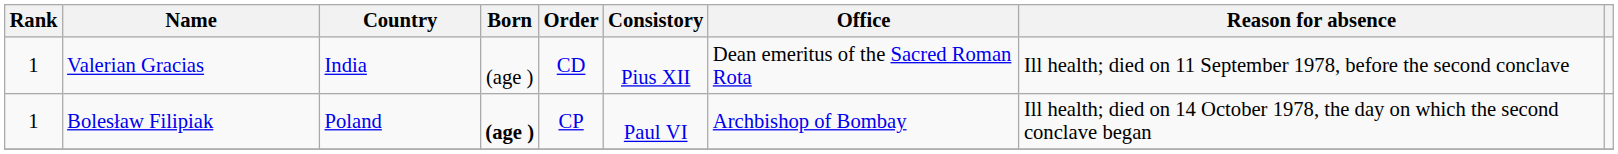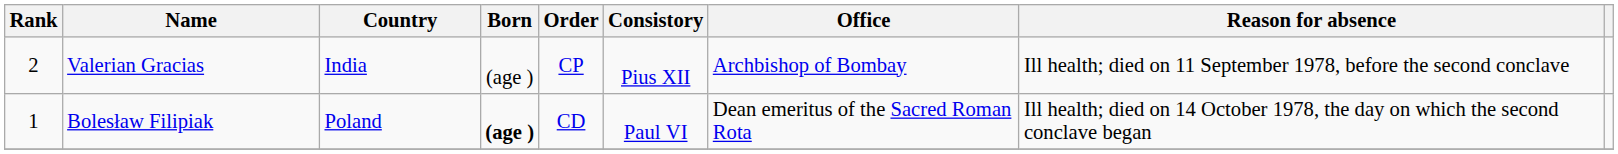(33, 65) 1 -> (33, 65) 2
(571, 65) CD -> (571, 65) CP
(862, 65) Dean emeritus of the Sacred Roman Rota -> (810, 65) Archbishop of Bombay
(571, 121) CP -> (571, 121) CD
(810, 121) Archbishop of Bombay -> (862, 121) Dean emeritus of the Sacred Roman Rota
